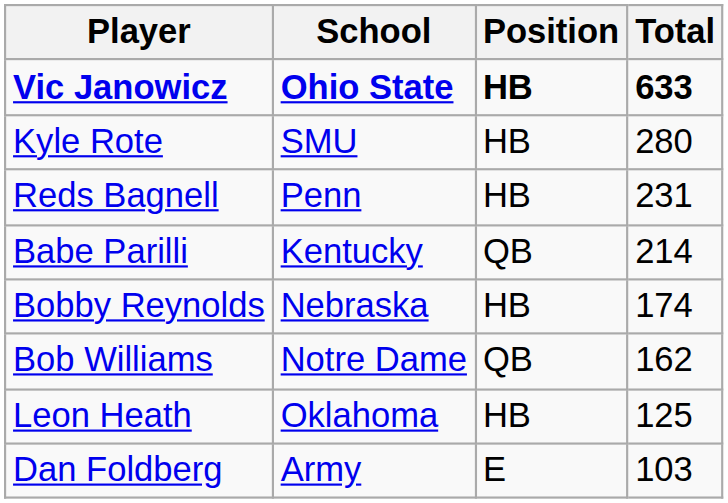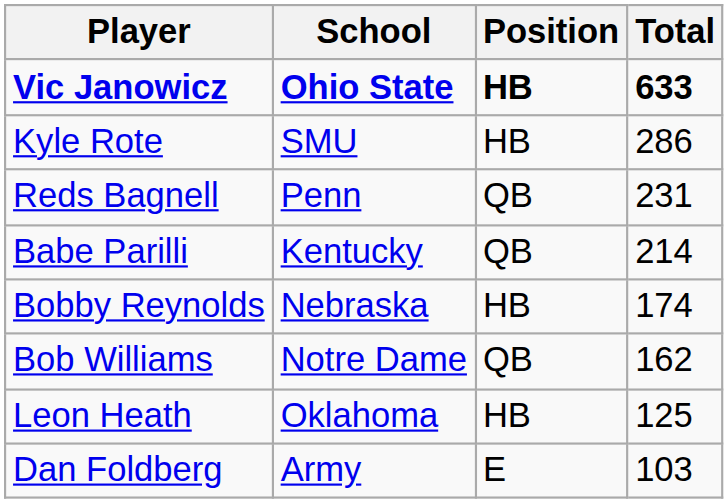(664, 141) 280 -> (664, 141) 286
(507, 196) HB -> (508, 196) QB
